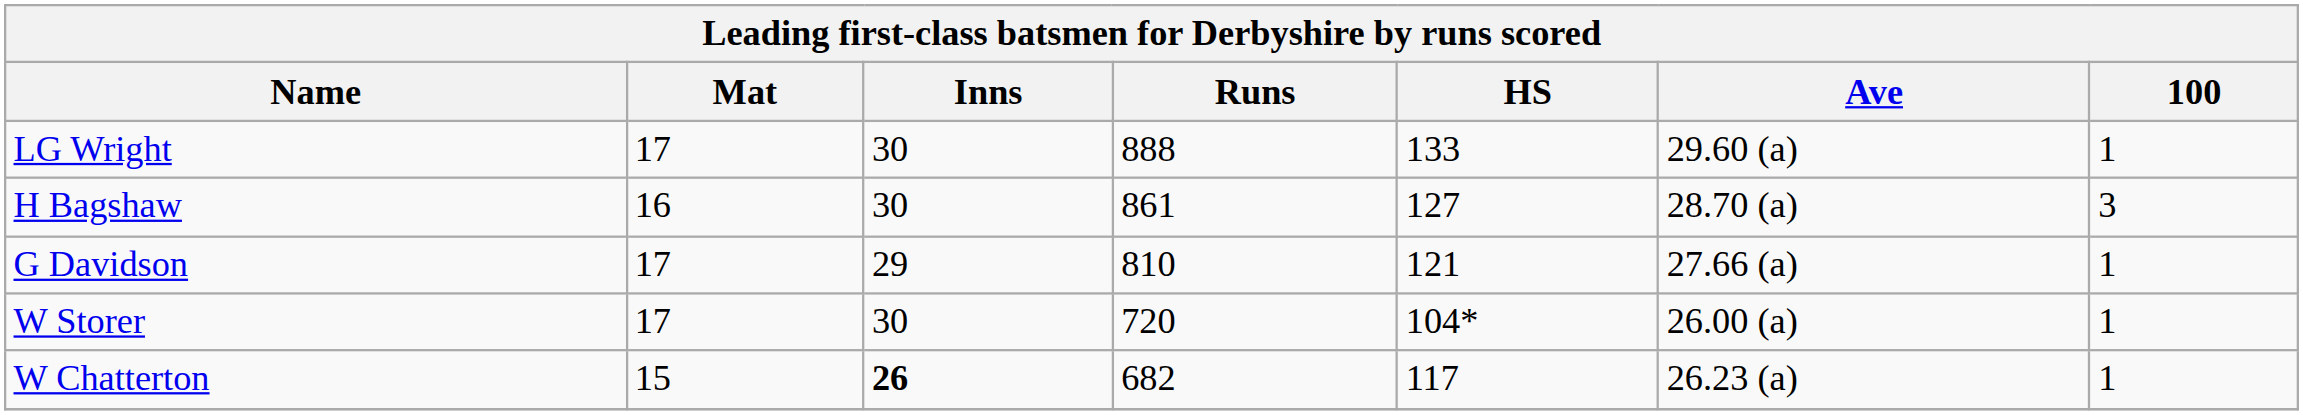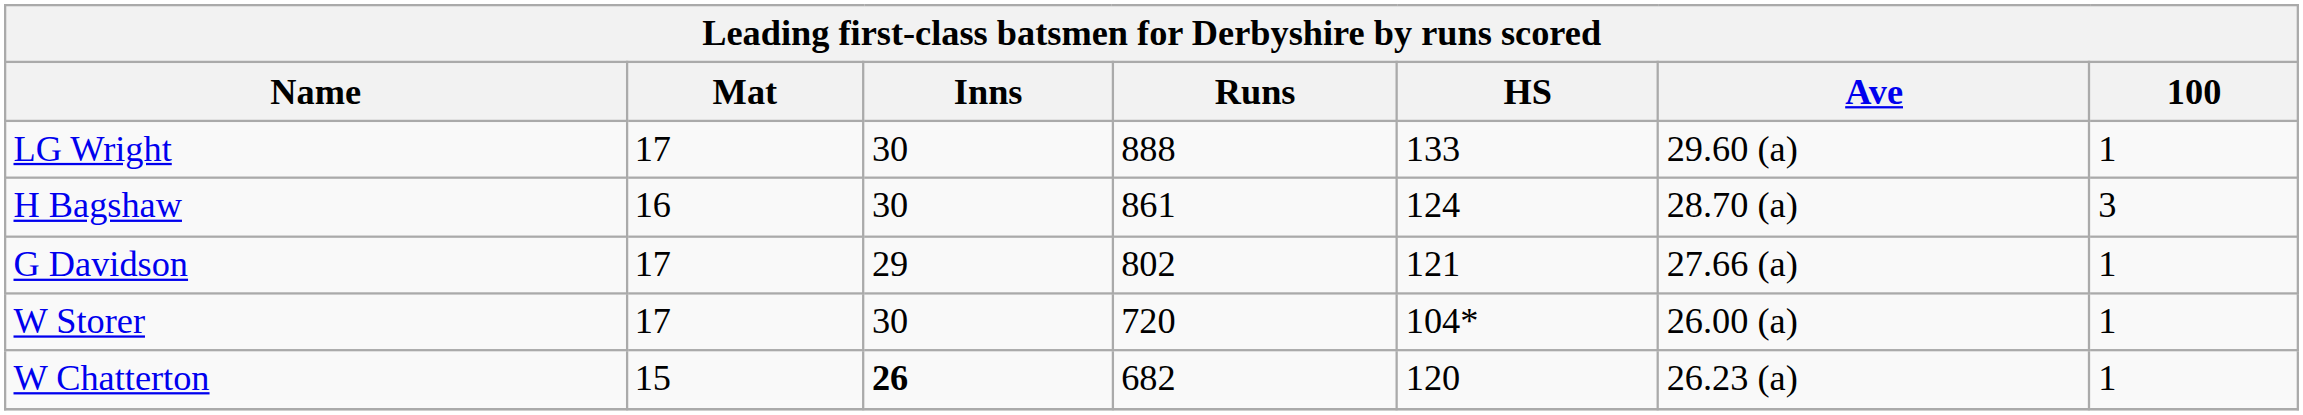(1433, 206) 127 -> (1433, 206) 124
(1148, 263) 810 -> (1148, 263) 802
(1432, 378) 117 -> (1433, 378) 120
